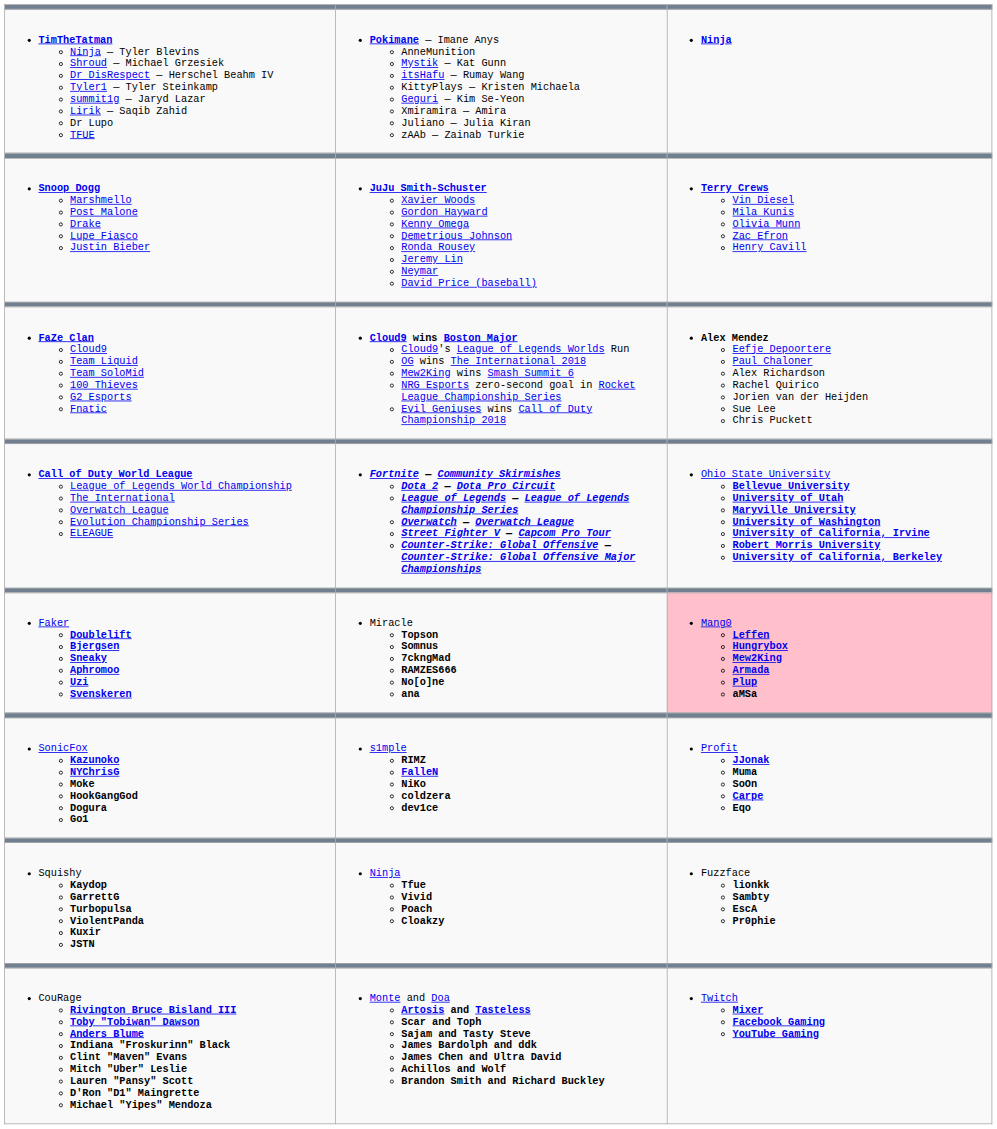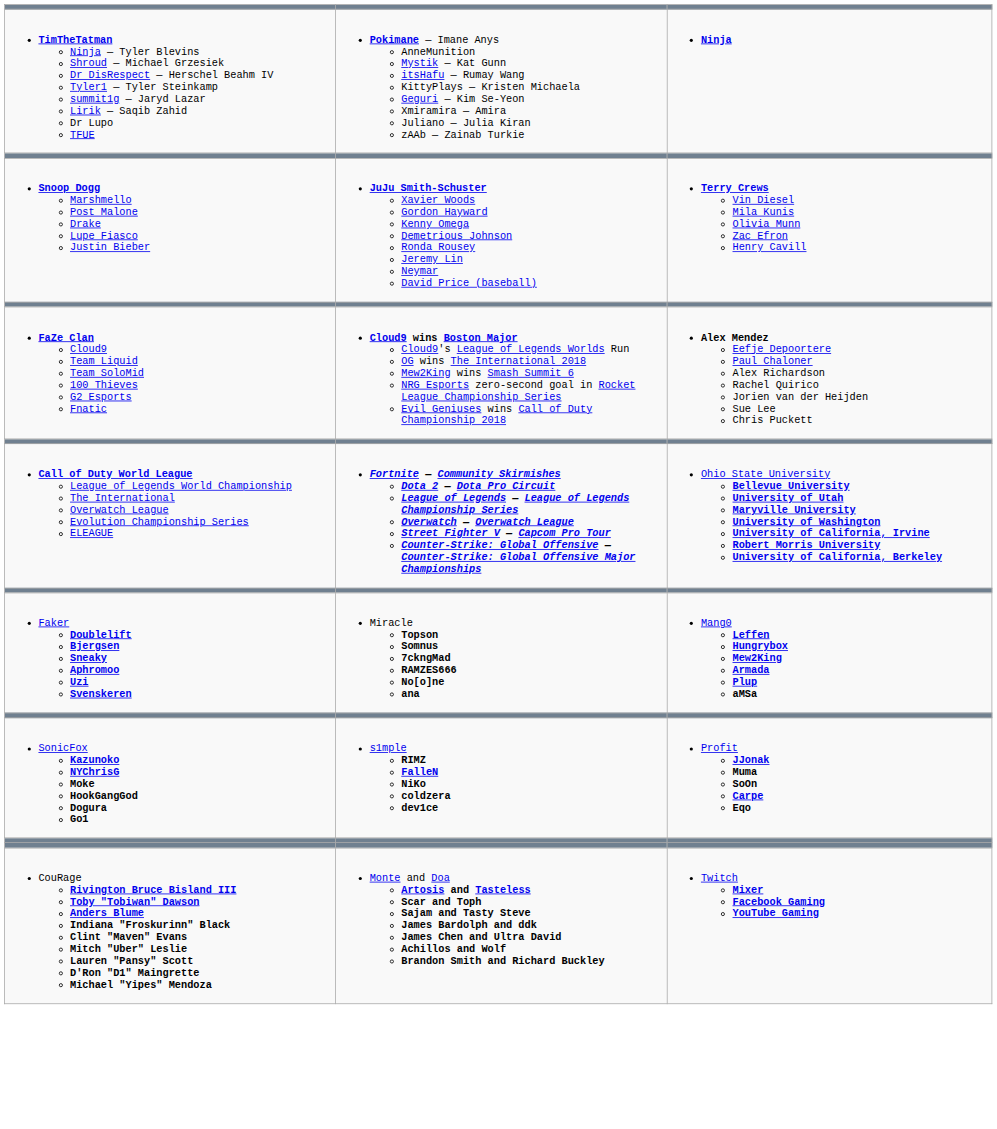(829, 659) pink background -> (829, 659) no background
- row: (170, 909)
